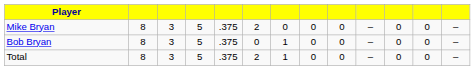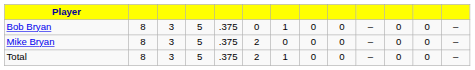rows swapped: (29, 42) <-> (31, 27)
